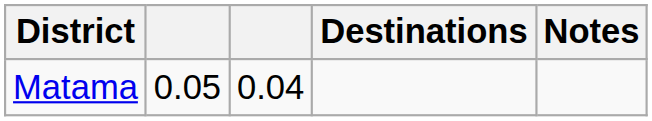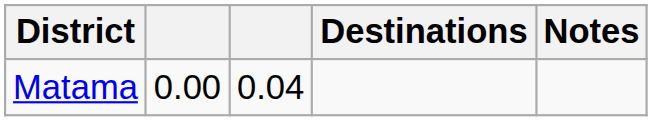(187, 86) 0.05 -> (187, 86) 0.00
